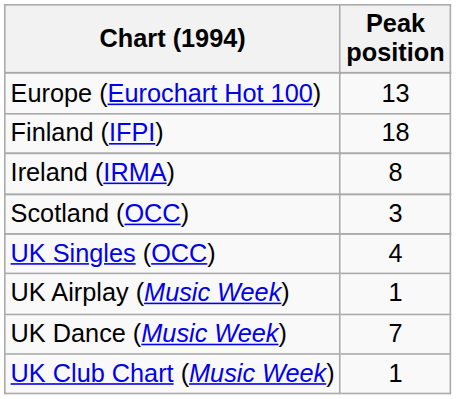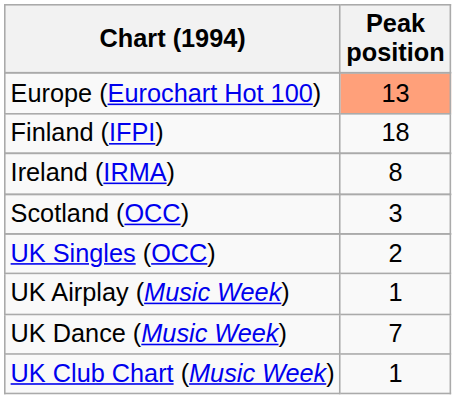(395, 93) no background -> (395, 93) lightsalmon background
(395, 253) 4 -> (395, 253) 2
